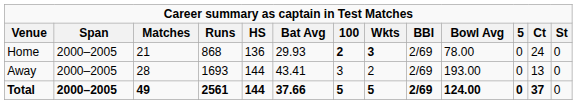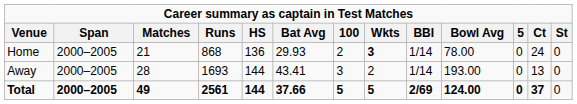(340, 52) bold -> (340, 52) normal
(421, 52) 2/69 -> (421, 52) 1/14
(421, 71) 2/69 -> (421, 71) 1/14
